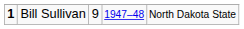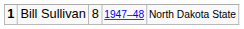(95, 14) 9 -> (95, 14) 8
